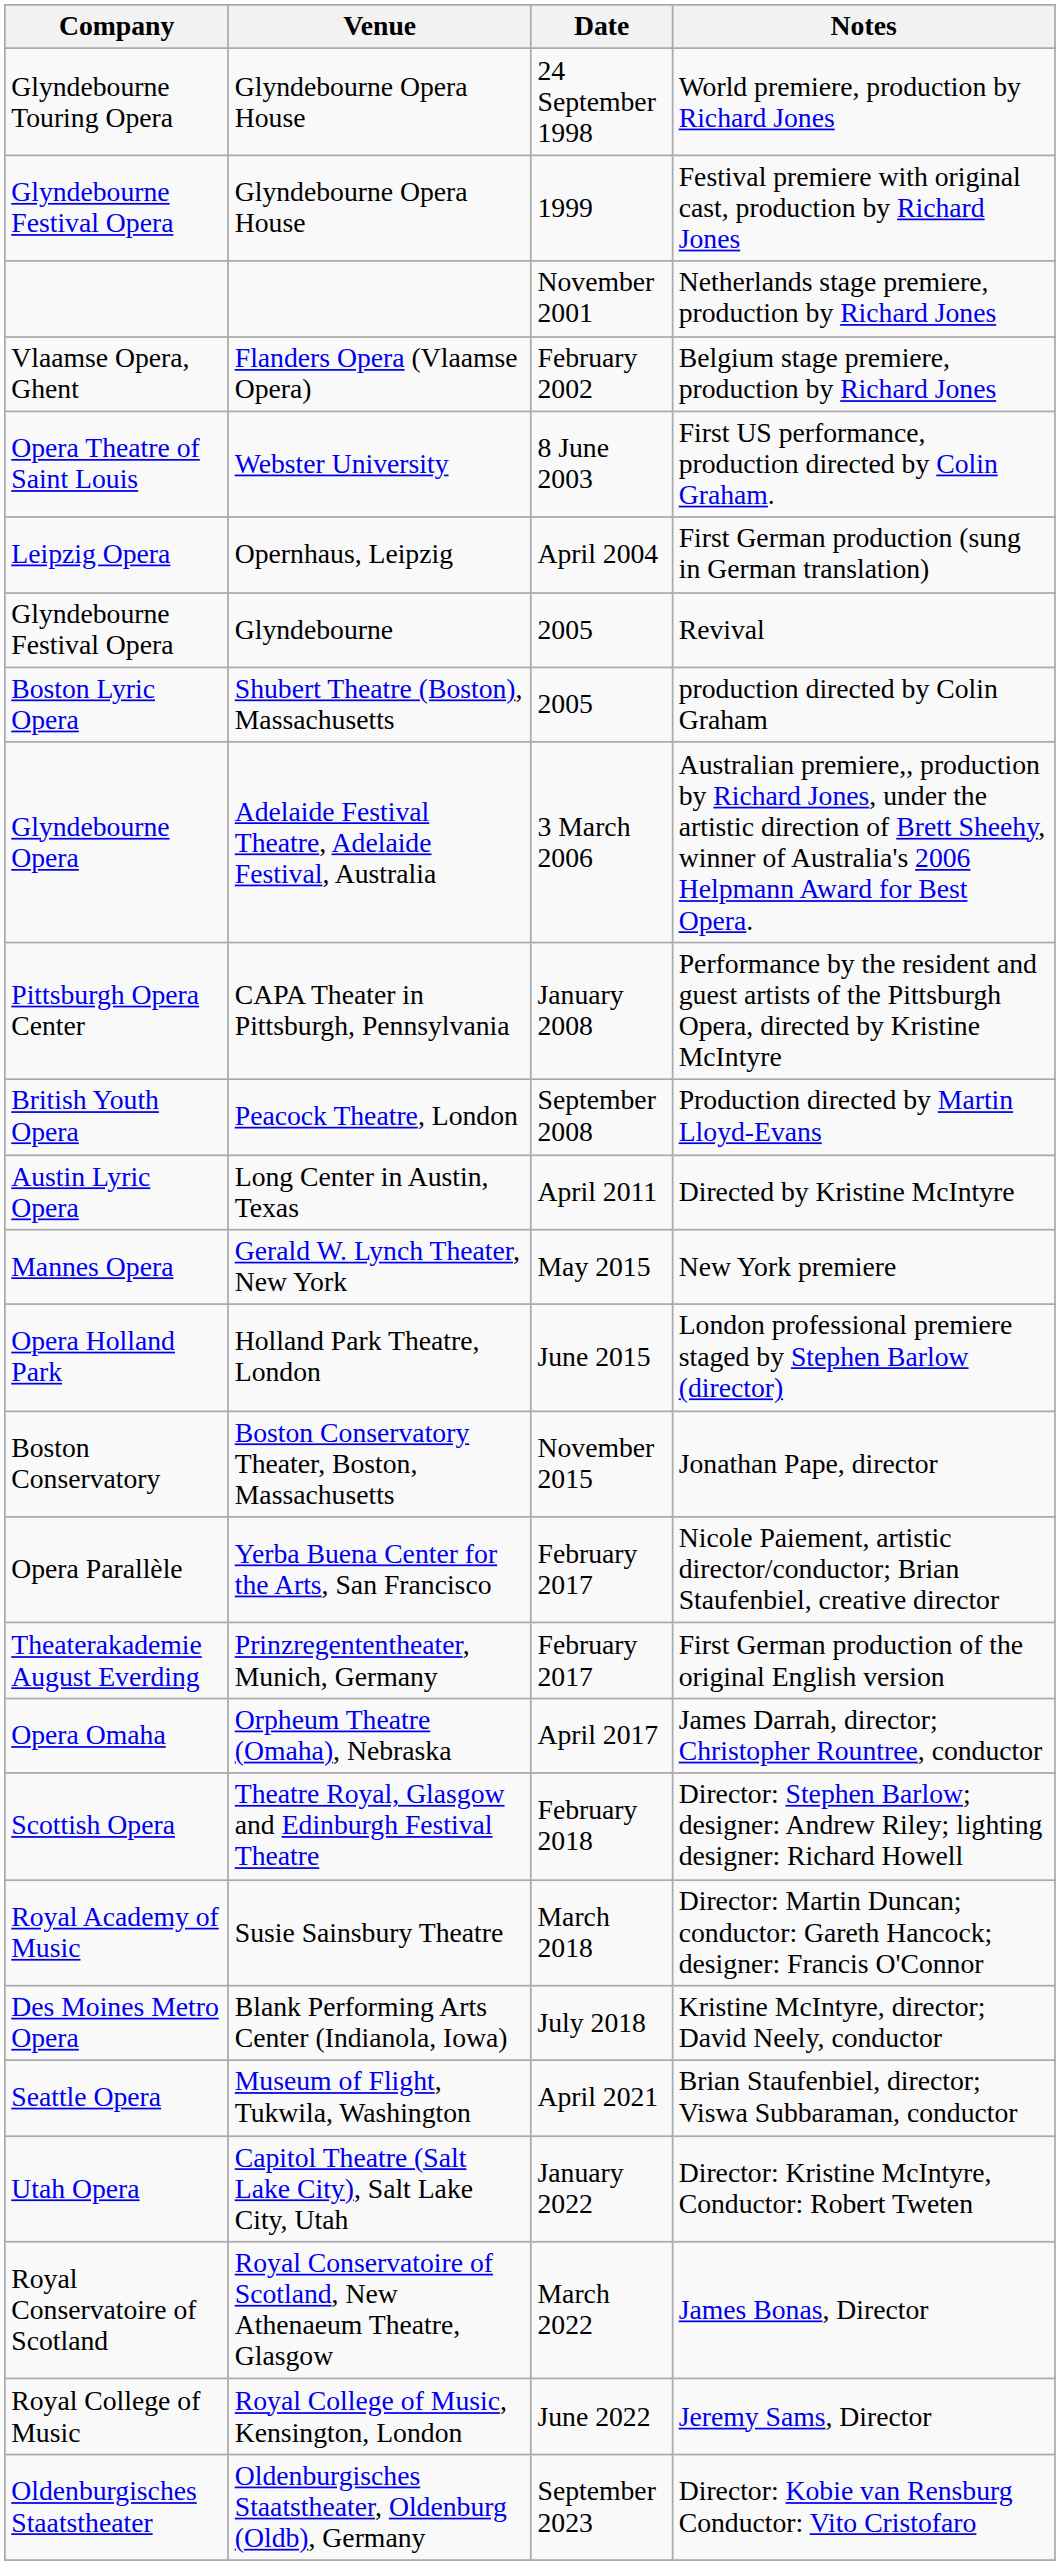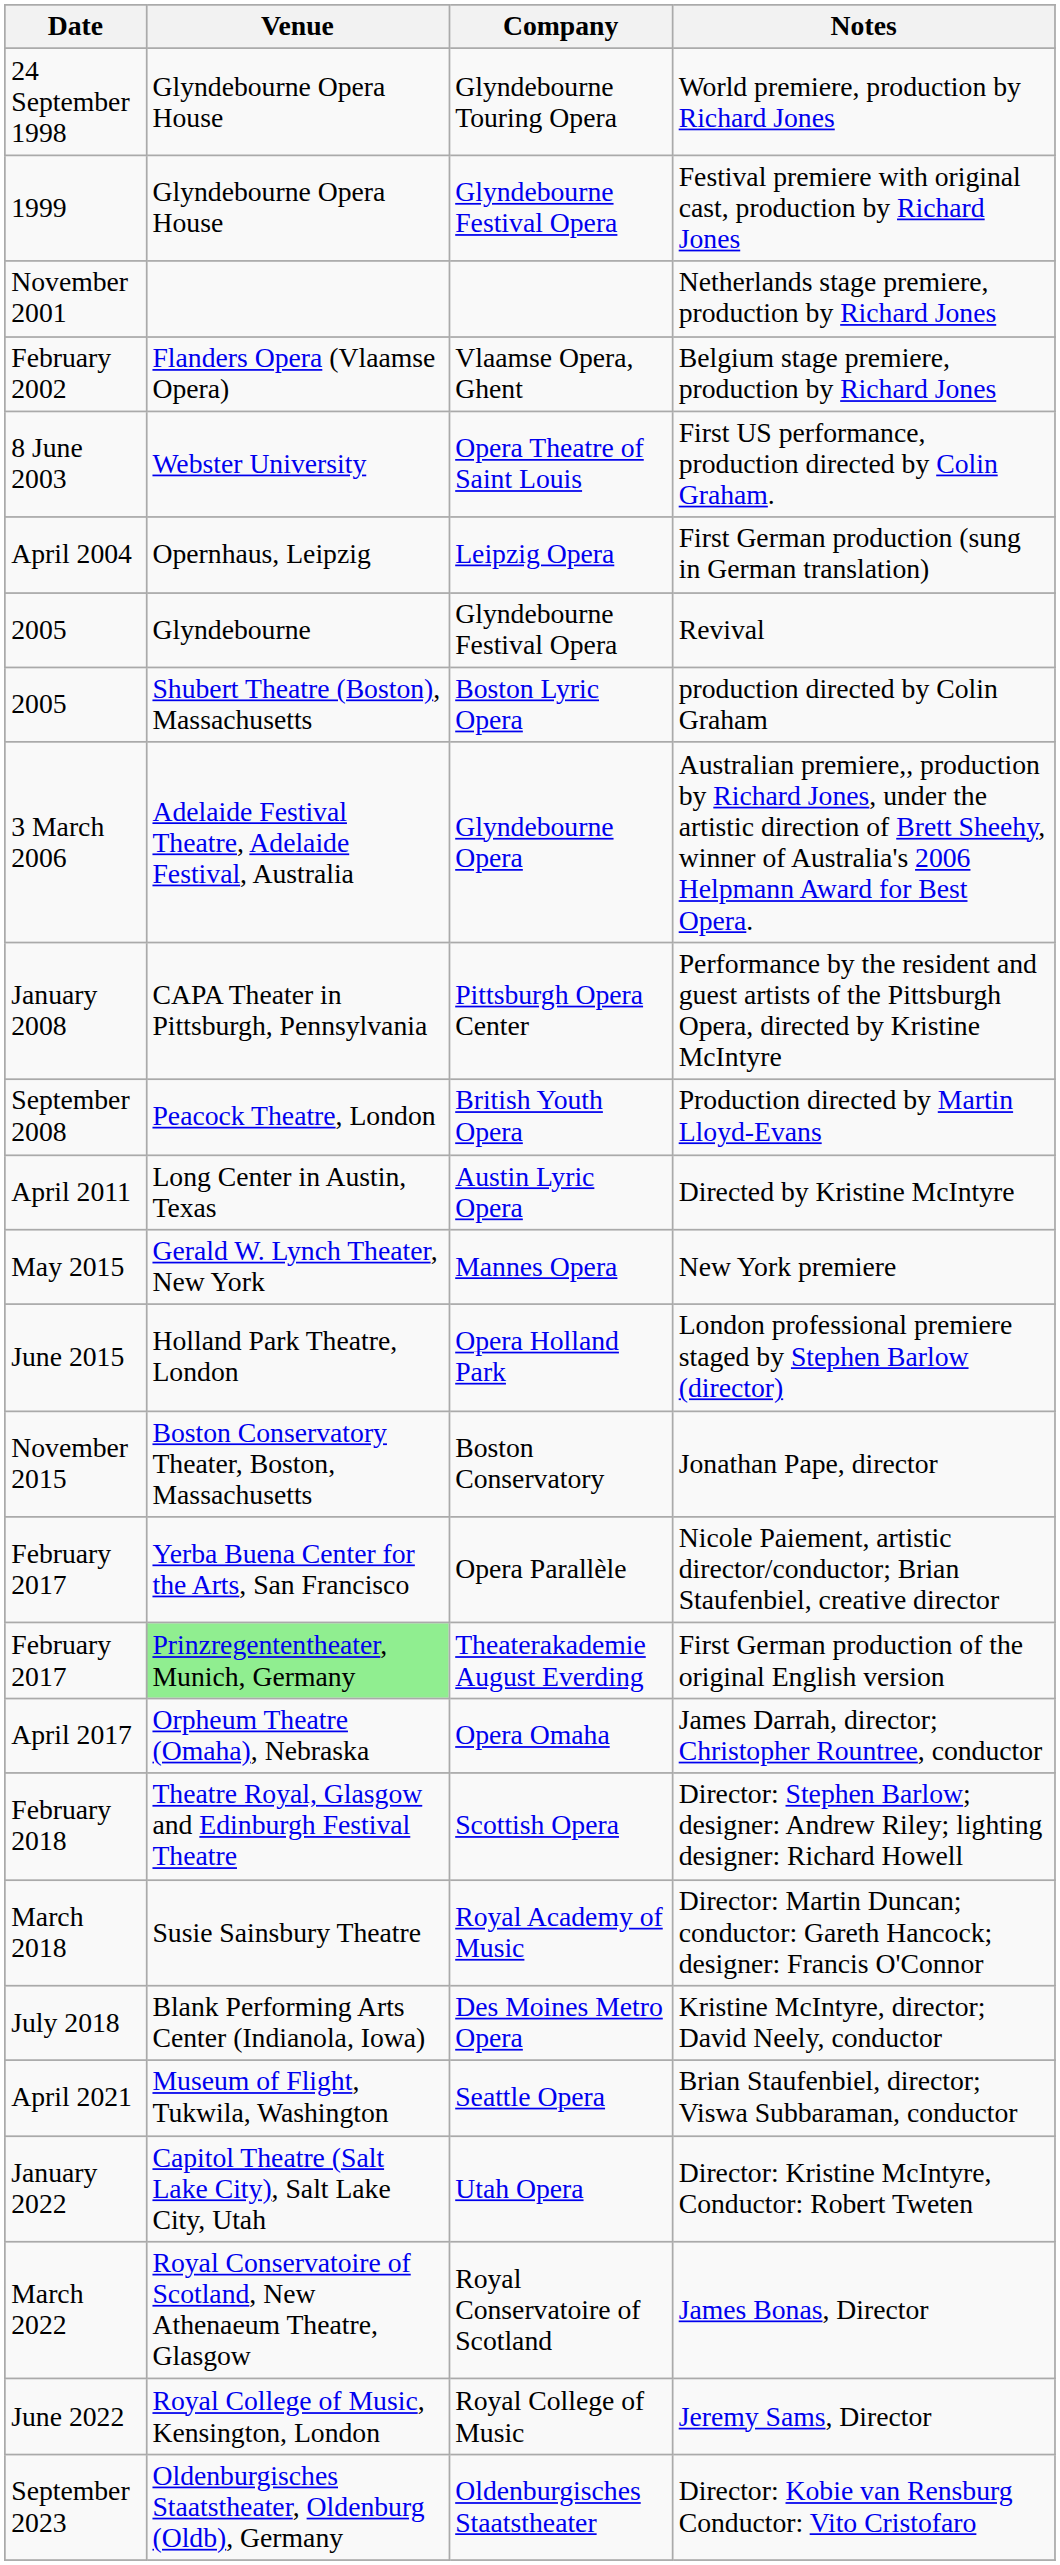columns swapped: (602, 26) <-> (117, 26)
(352, 1660) no background -> (270, 1660) lightgreen background
